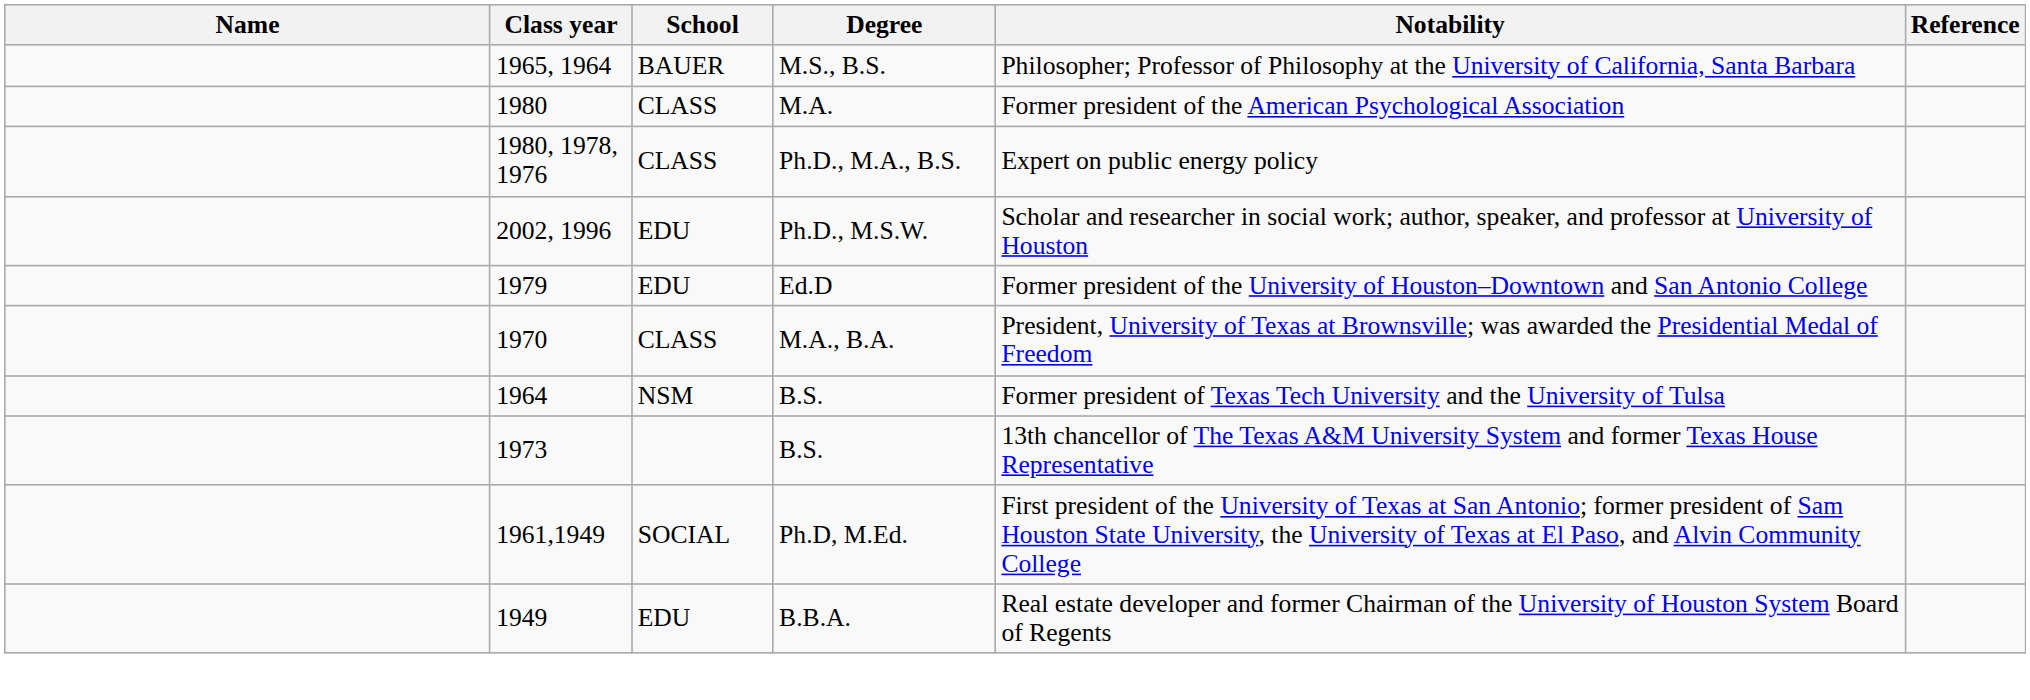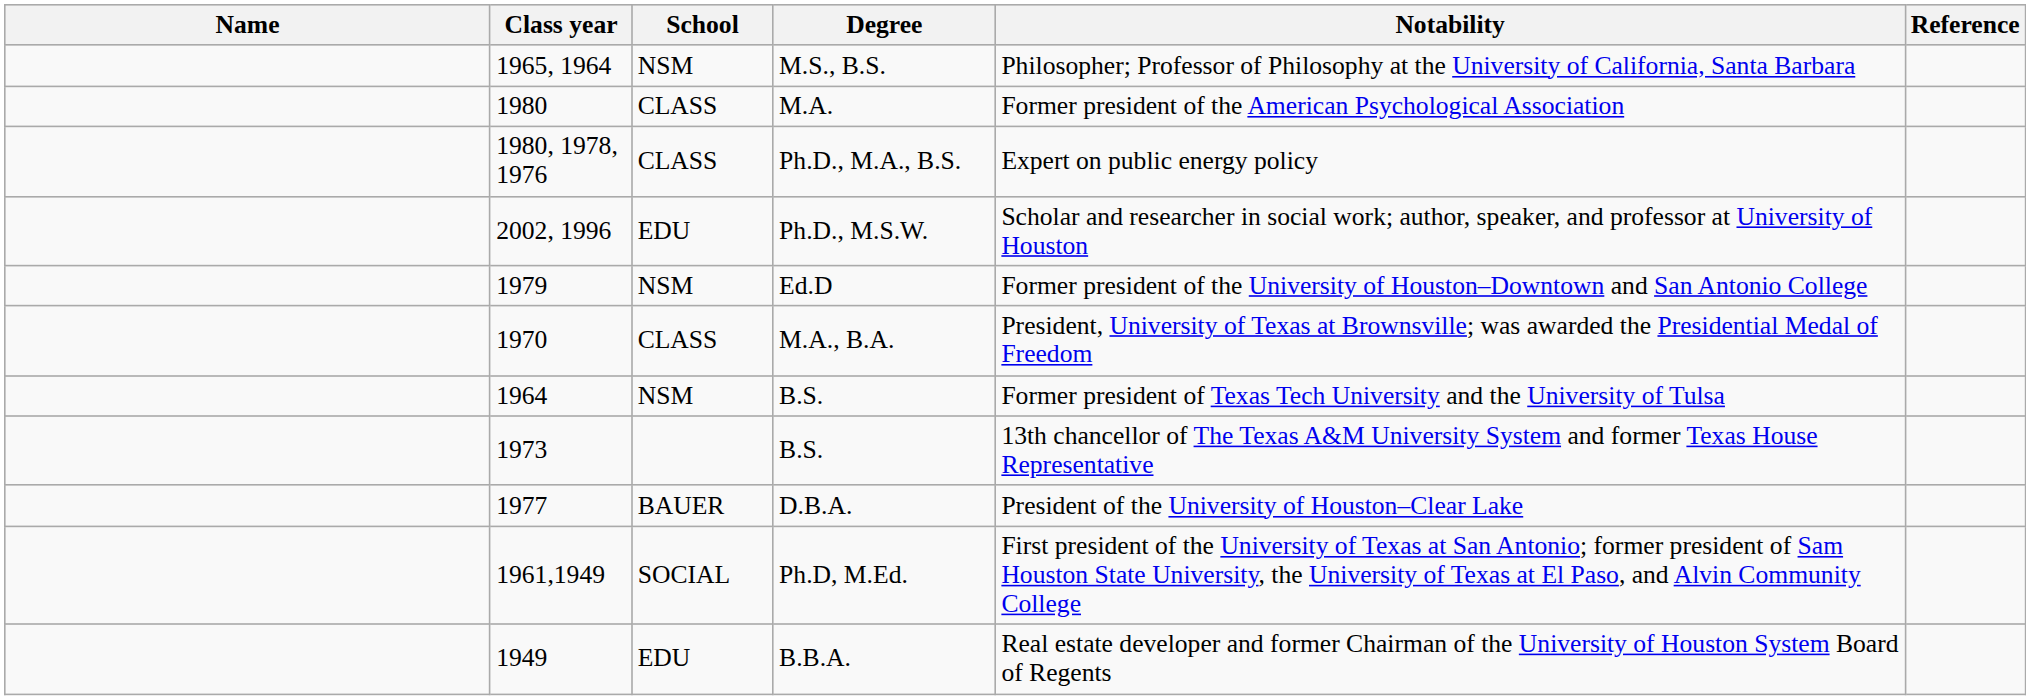(681, 65) BAUER -> (665, 65) NSM
(664, 285) EDU -> (665, 285) NSM
+ row: (522, 505)
